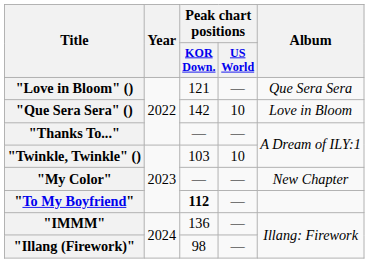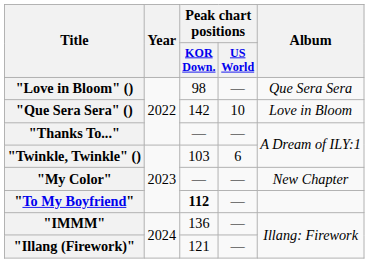(199, 88) 121 -> (199, 88) 98
(238, 156) 10 -> (238, 156) 6
(199, 246) 98 -> (199, 246) 121
